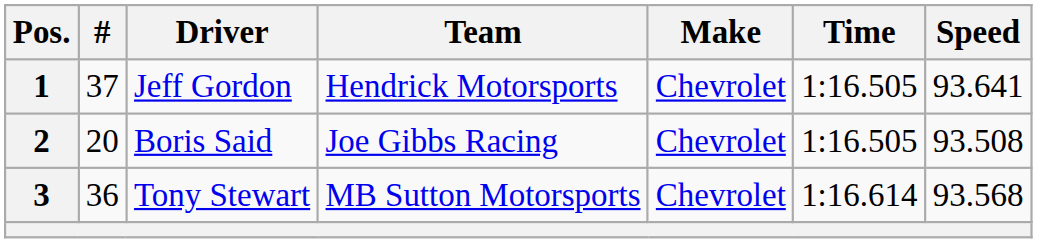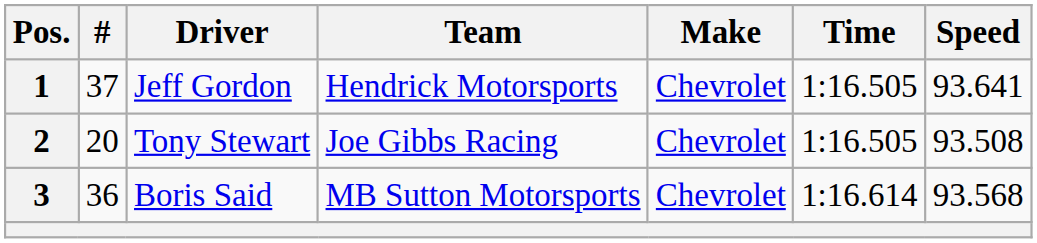(203, 140) Boris Said -> (222, 140) Tony Stewart
(222, 195) Tony Stewart -> (203, 195) Boris Said
